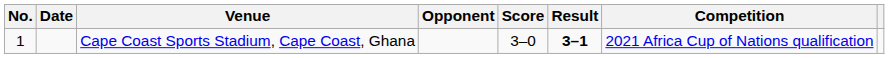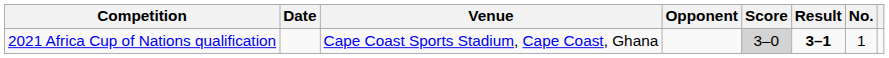columns swapped: (20, 16) <-> (739, 16)
(523, 41) no background -> (766, 41) lightgrey background
